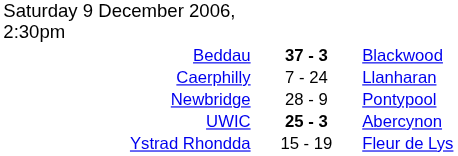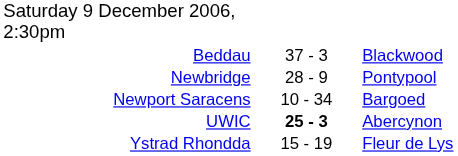(306, 55) bold -> (306, 55) normal
- row: (213, 77)
+ row: (182, 99)
